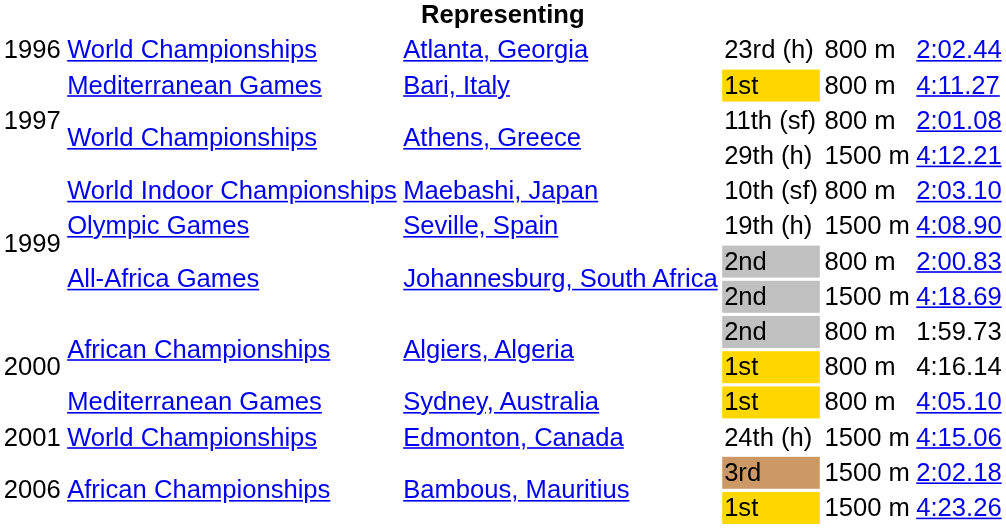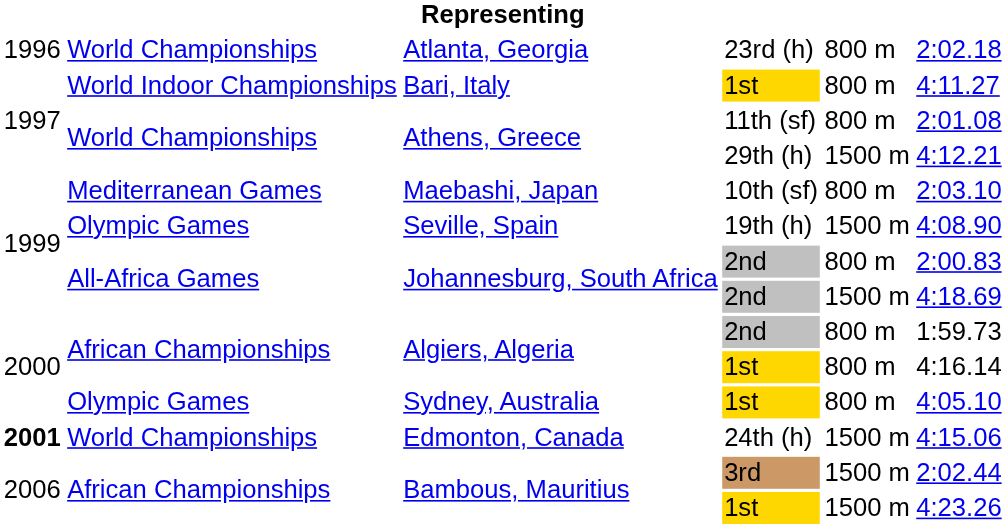(959, 50) 2:02.44 -> (959, 50) 2:02.18
(195, 85) Mediterranean Games -> (232, 85) World Indoor Championships
(232, 190) World Indoor Championships -> (195, 190) Mediterranean Games
(195, 402) Mediterranean Games -> (158, 402) Olympic Games
(32, 437) normal -> (32, 437) bold
(959, 472) 2:02.18 -> (959, 472) 2:02.44
